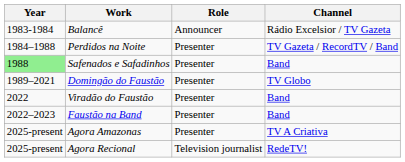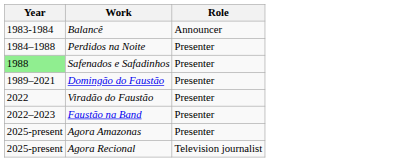- column: (333, 13)
